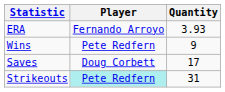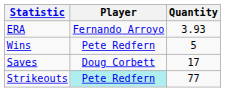(194, 46) 9 -> (194, 46) 5
(194, 79) 31 -> (194, 79) 77
